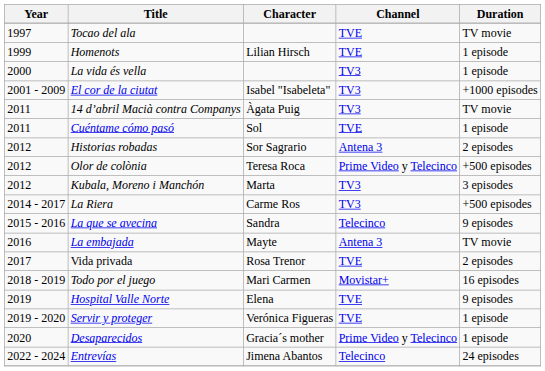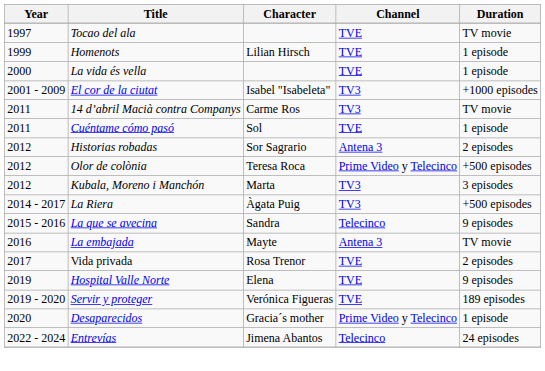(350, 71) TV3 -> (350, 71) TVE
(273, 109) Àgata Puig -> (273, 109) Carme Ros
(273, 204) Carme Ros -> (273, 204) Àgata Puig
- row: (113, 280)
(485, 318) 1 episode -> (494, 299) 189 episodes
